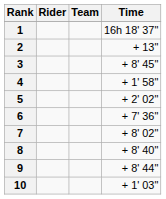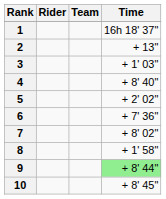(140, 64) + 8' 45" -> (140, 64) + 1' 03"
(140, 82) + 1' 58" -> (140, 82) + 8' 40"
(140, 151) + 8' 40" -> (140, 151) + 1' 58"
(140, 168) no background -> (140, 168) lightgreen background
(140, 185) + 1' 03" -> (140, 185) + 8' 45"
